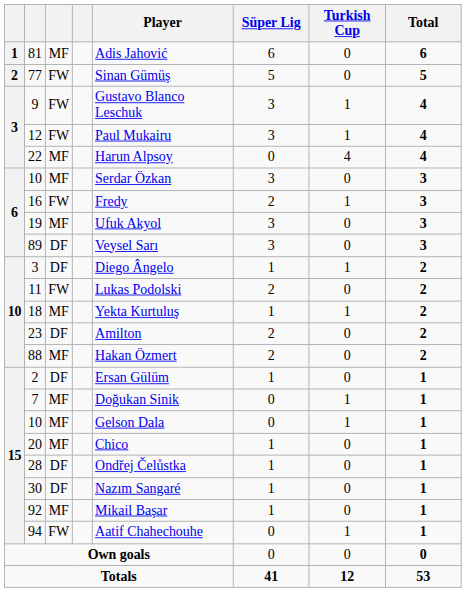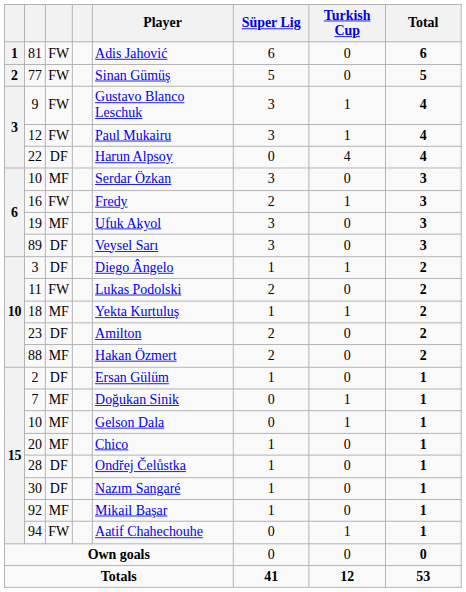(59, 53) MF -> (59, 53) FW
(59, 157) MF -> (59, 157) DF
